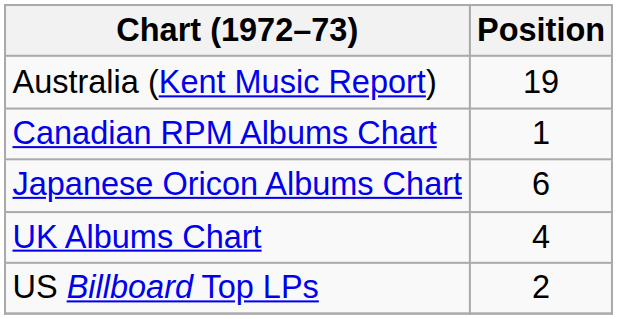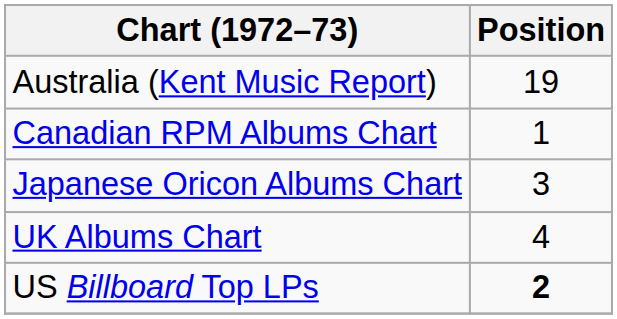(541, 184) 6 -> (541, 184) 3
(541, 287) normal -> (541, 287) bold
